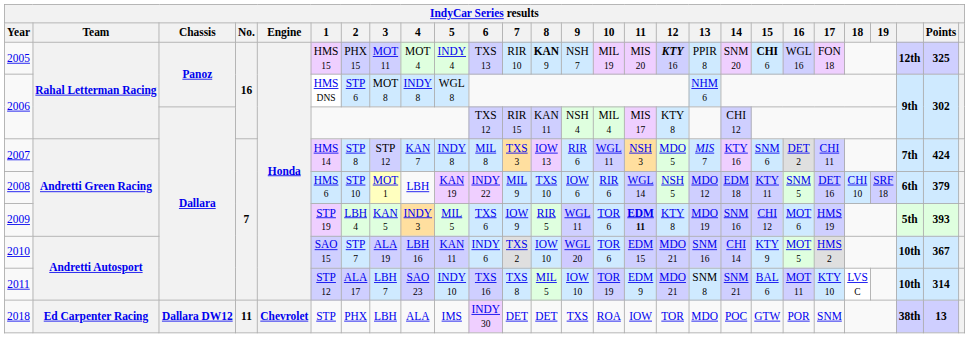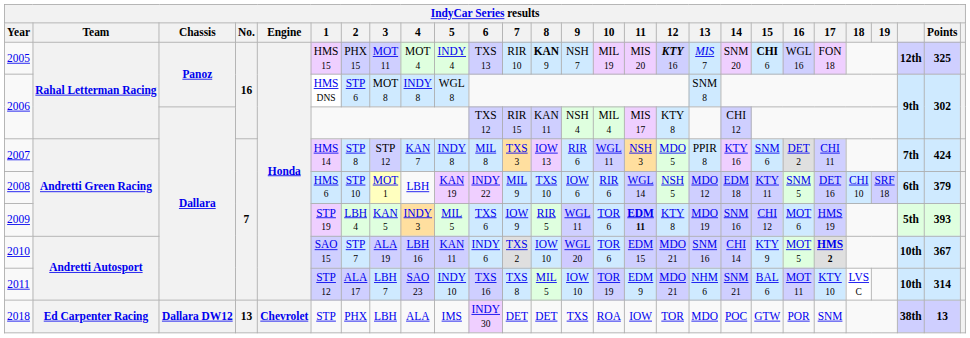(705, 57) PPIR 8 -> (705, 57) MIS 7
(705, 89) NHM 6 -> (705, 89) SNM 8
(705, 154) MIS 7 -> (705, 154) PPIR 8
(829, 251) normal -> (830, 251) bold
(705, 283) SNM 8 -> (705, 283) NHM 6
(246, 316) 11 -> (246, 316) 13
